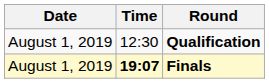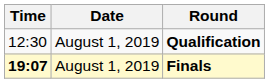columns swapped: (60, 16) <-> (139, 16)
